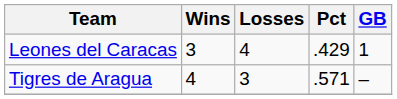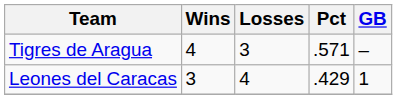rows swapped: (80, 79) <-> (93, 49)
